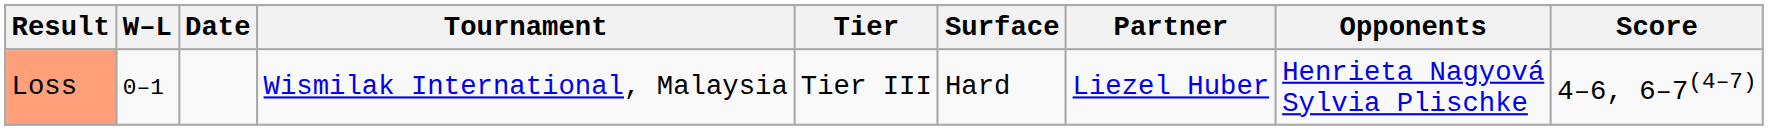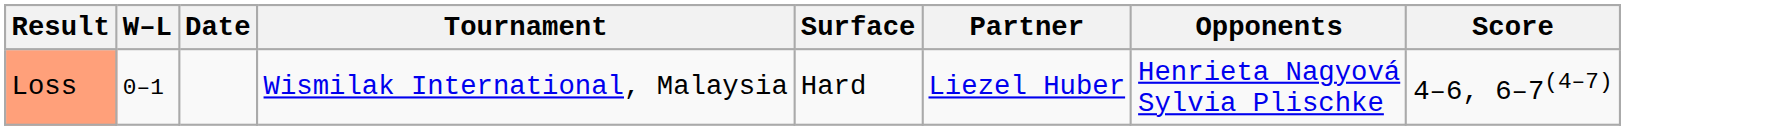- column: (866, 27)
